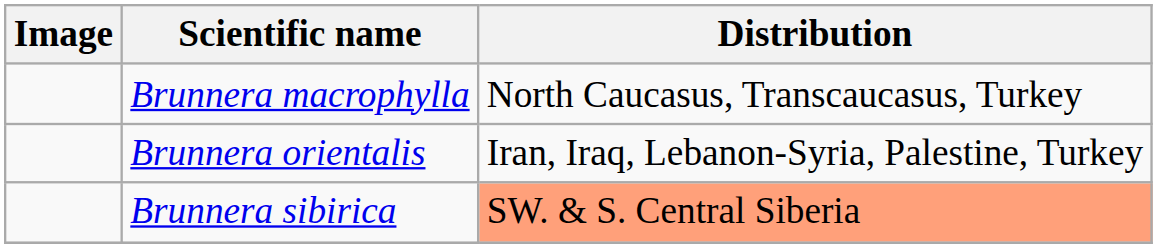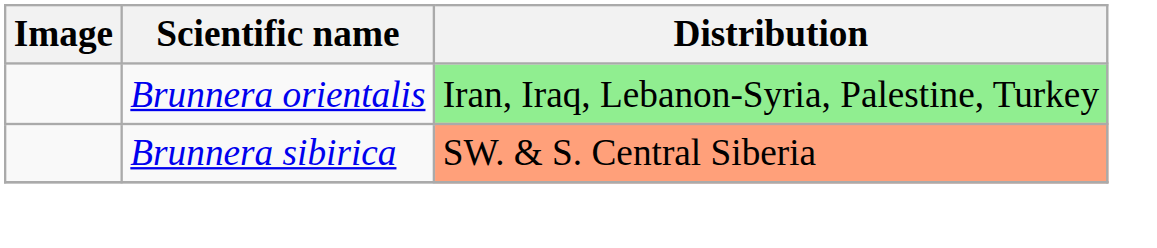- row: (300, 93)
(815, 152) no background -> (771, 93) lightgreen background
